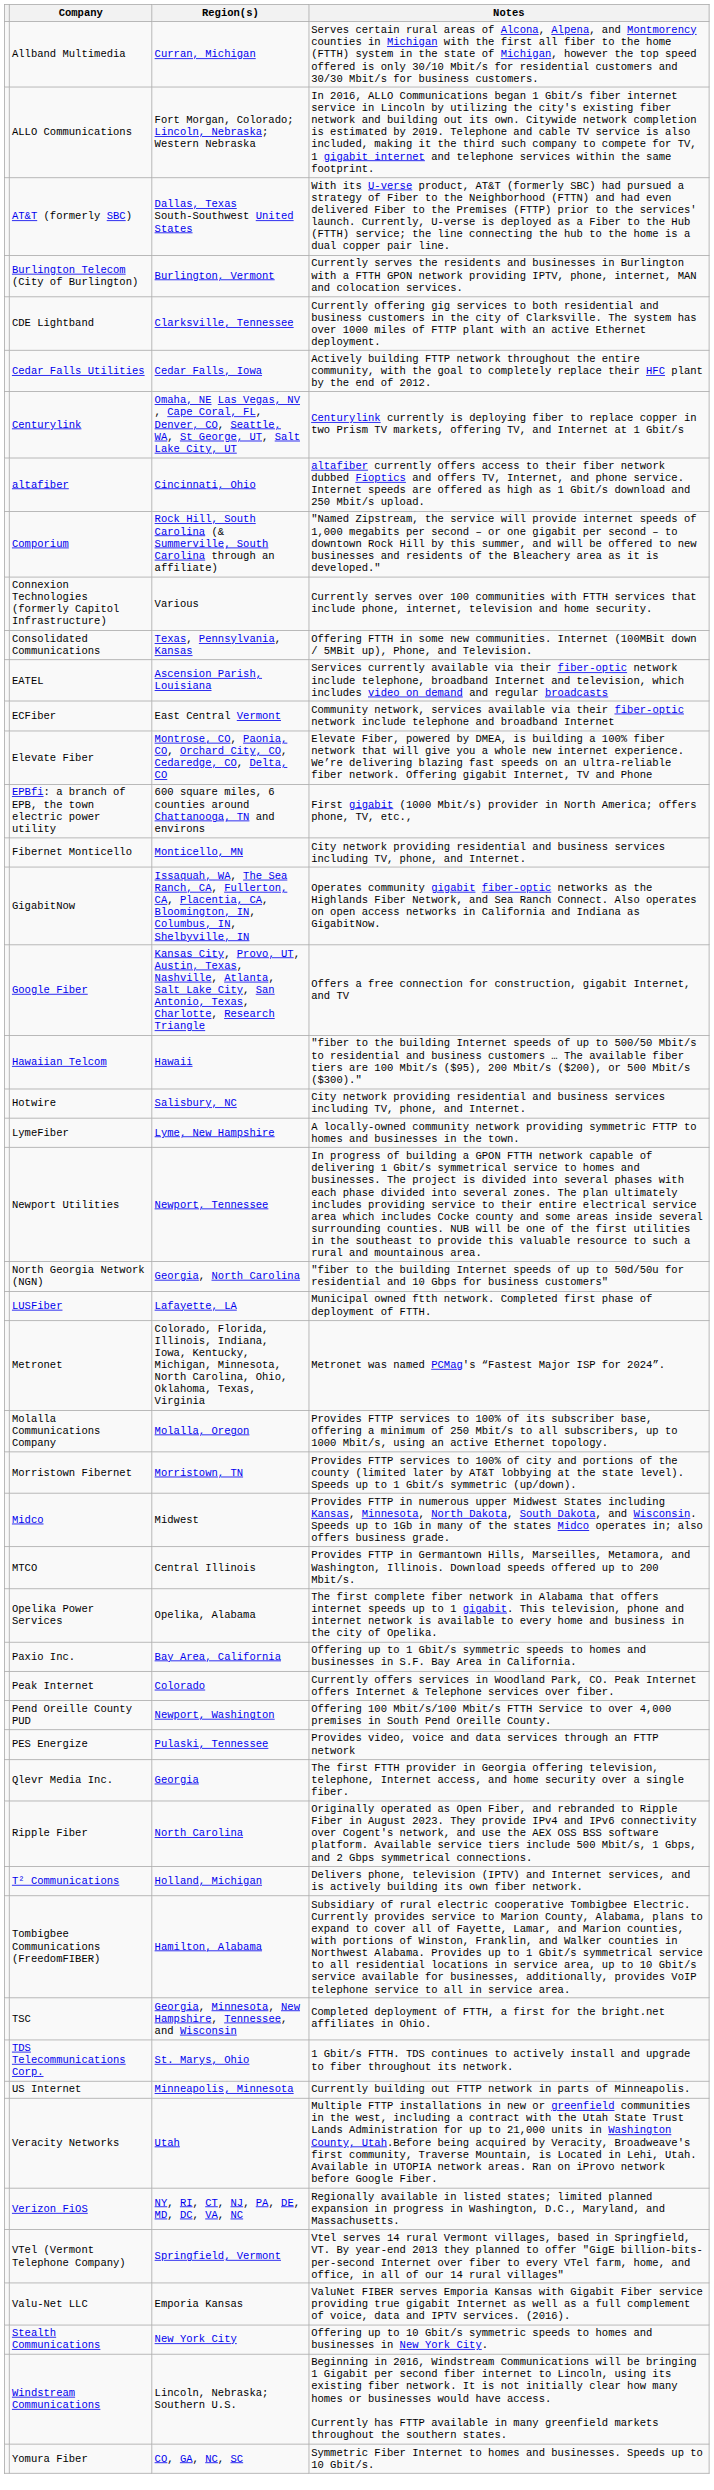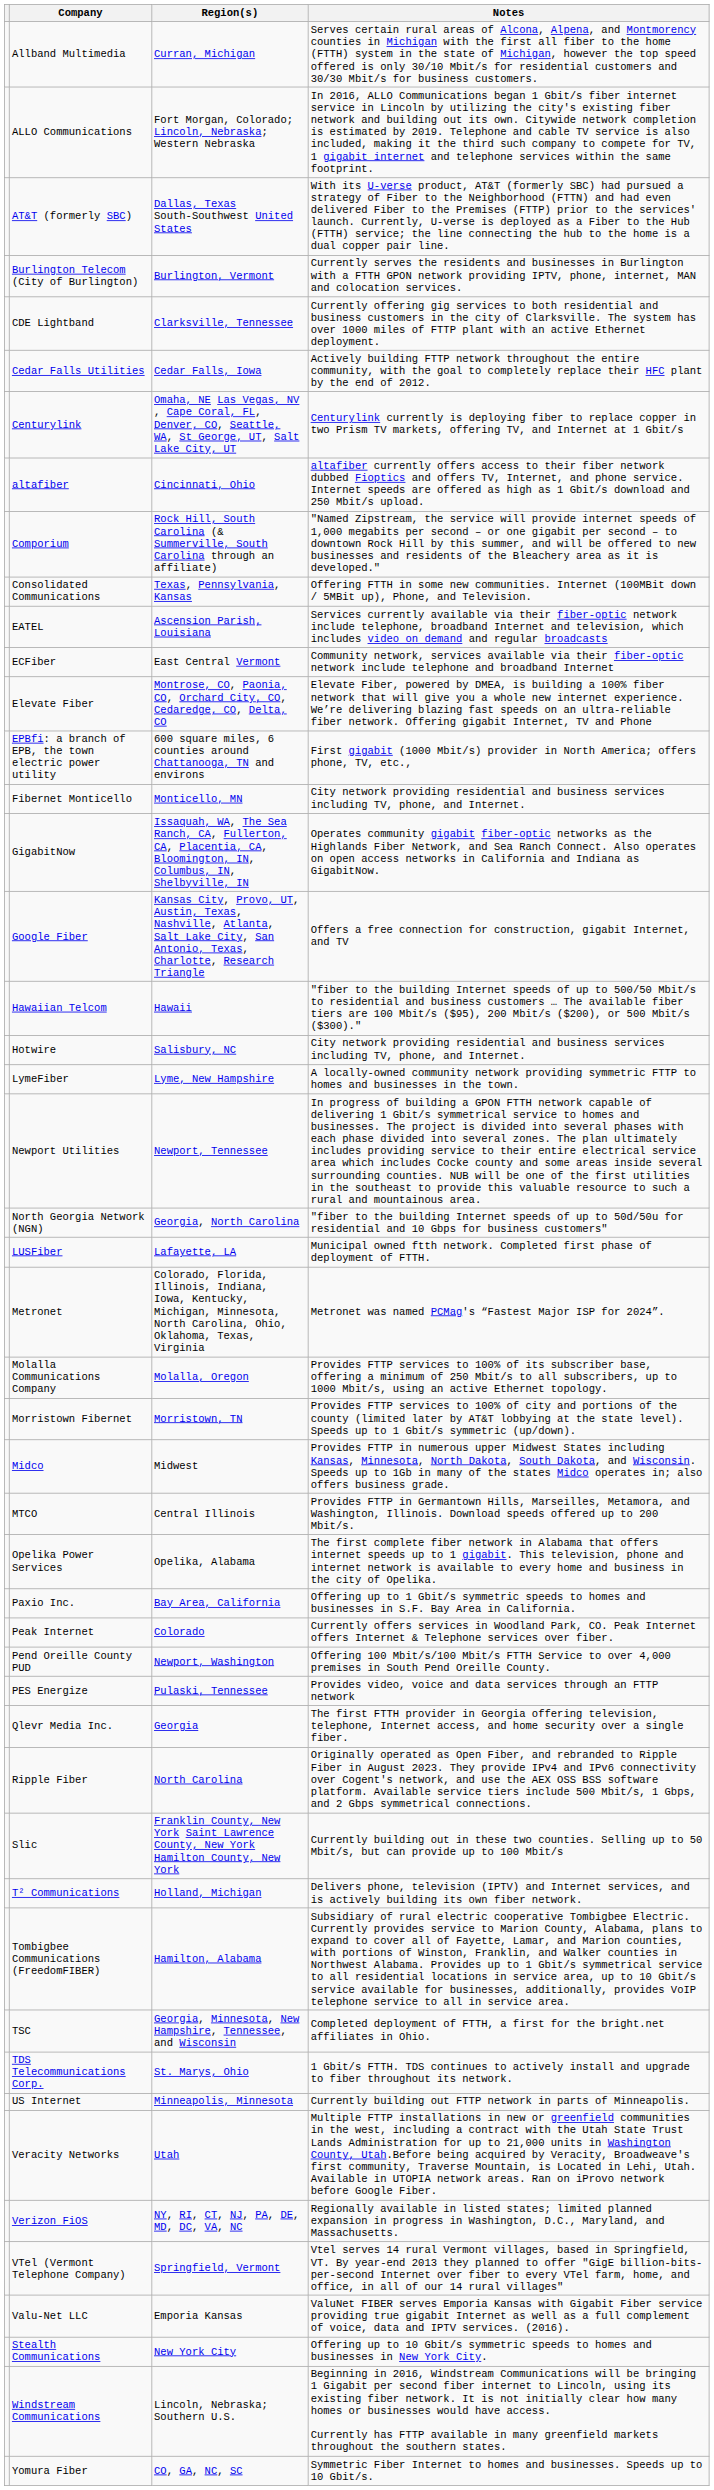- row: (66, 604)
+ row: (25, 1846)
